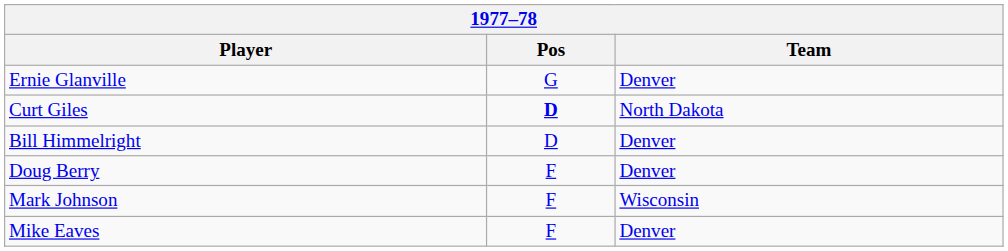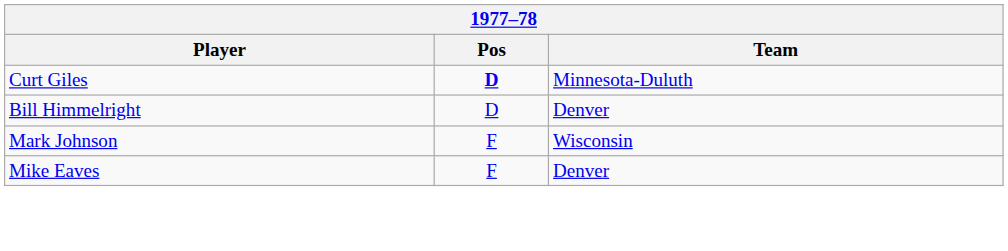- row: (67, 79)
(671, 110) North Dakota -> (623, 79) Minnesota-Duluth
- row: (54, 170)
